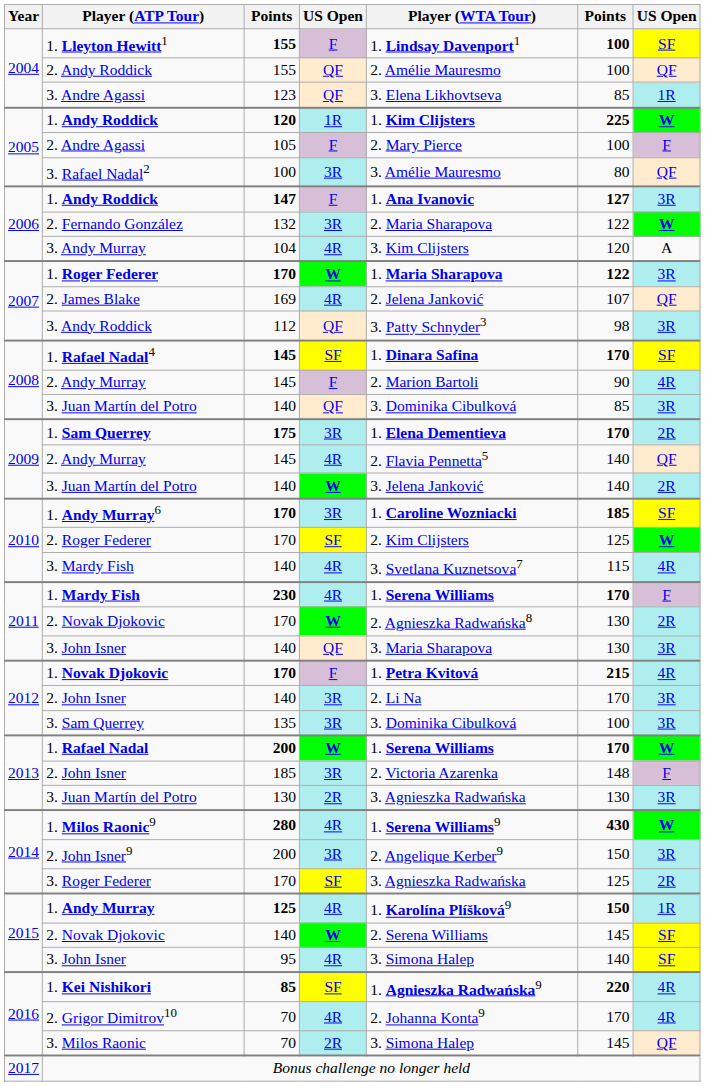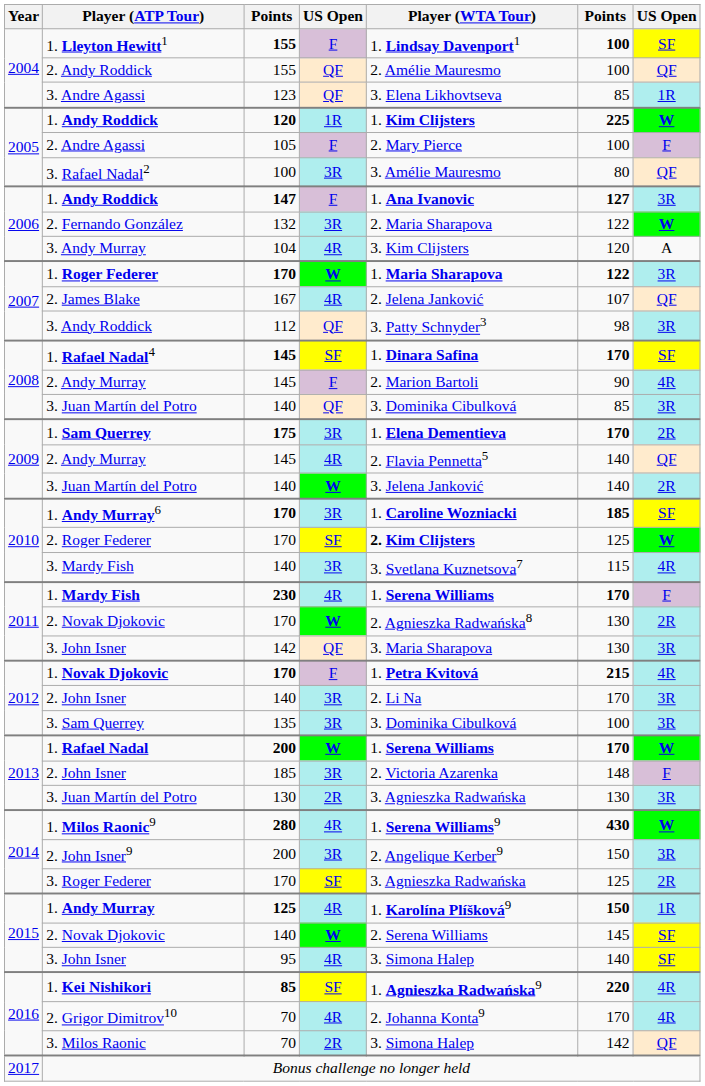(284, 298) 169 -> (284, 298) 167
(420, 540) normal -> (423, 540) bold
(333, 566) 4R -> (333, 566) 3R
(284, 647) 140 -> (284, 647) 142
(618, 1042) 145 -> (618, 1042) 142
